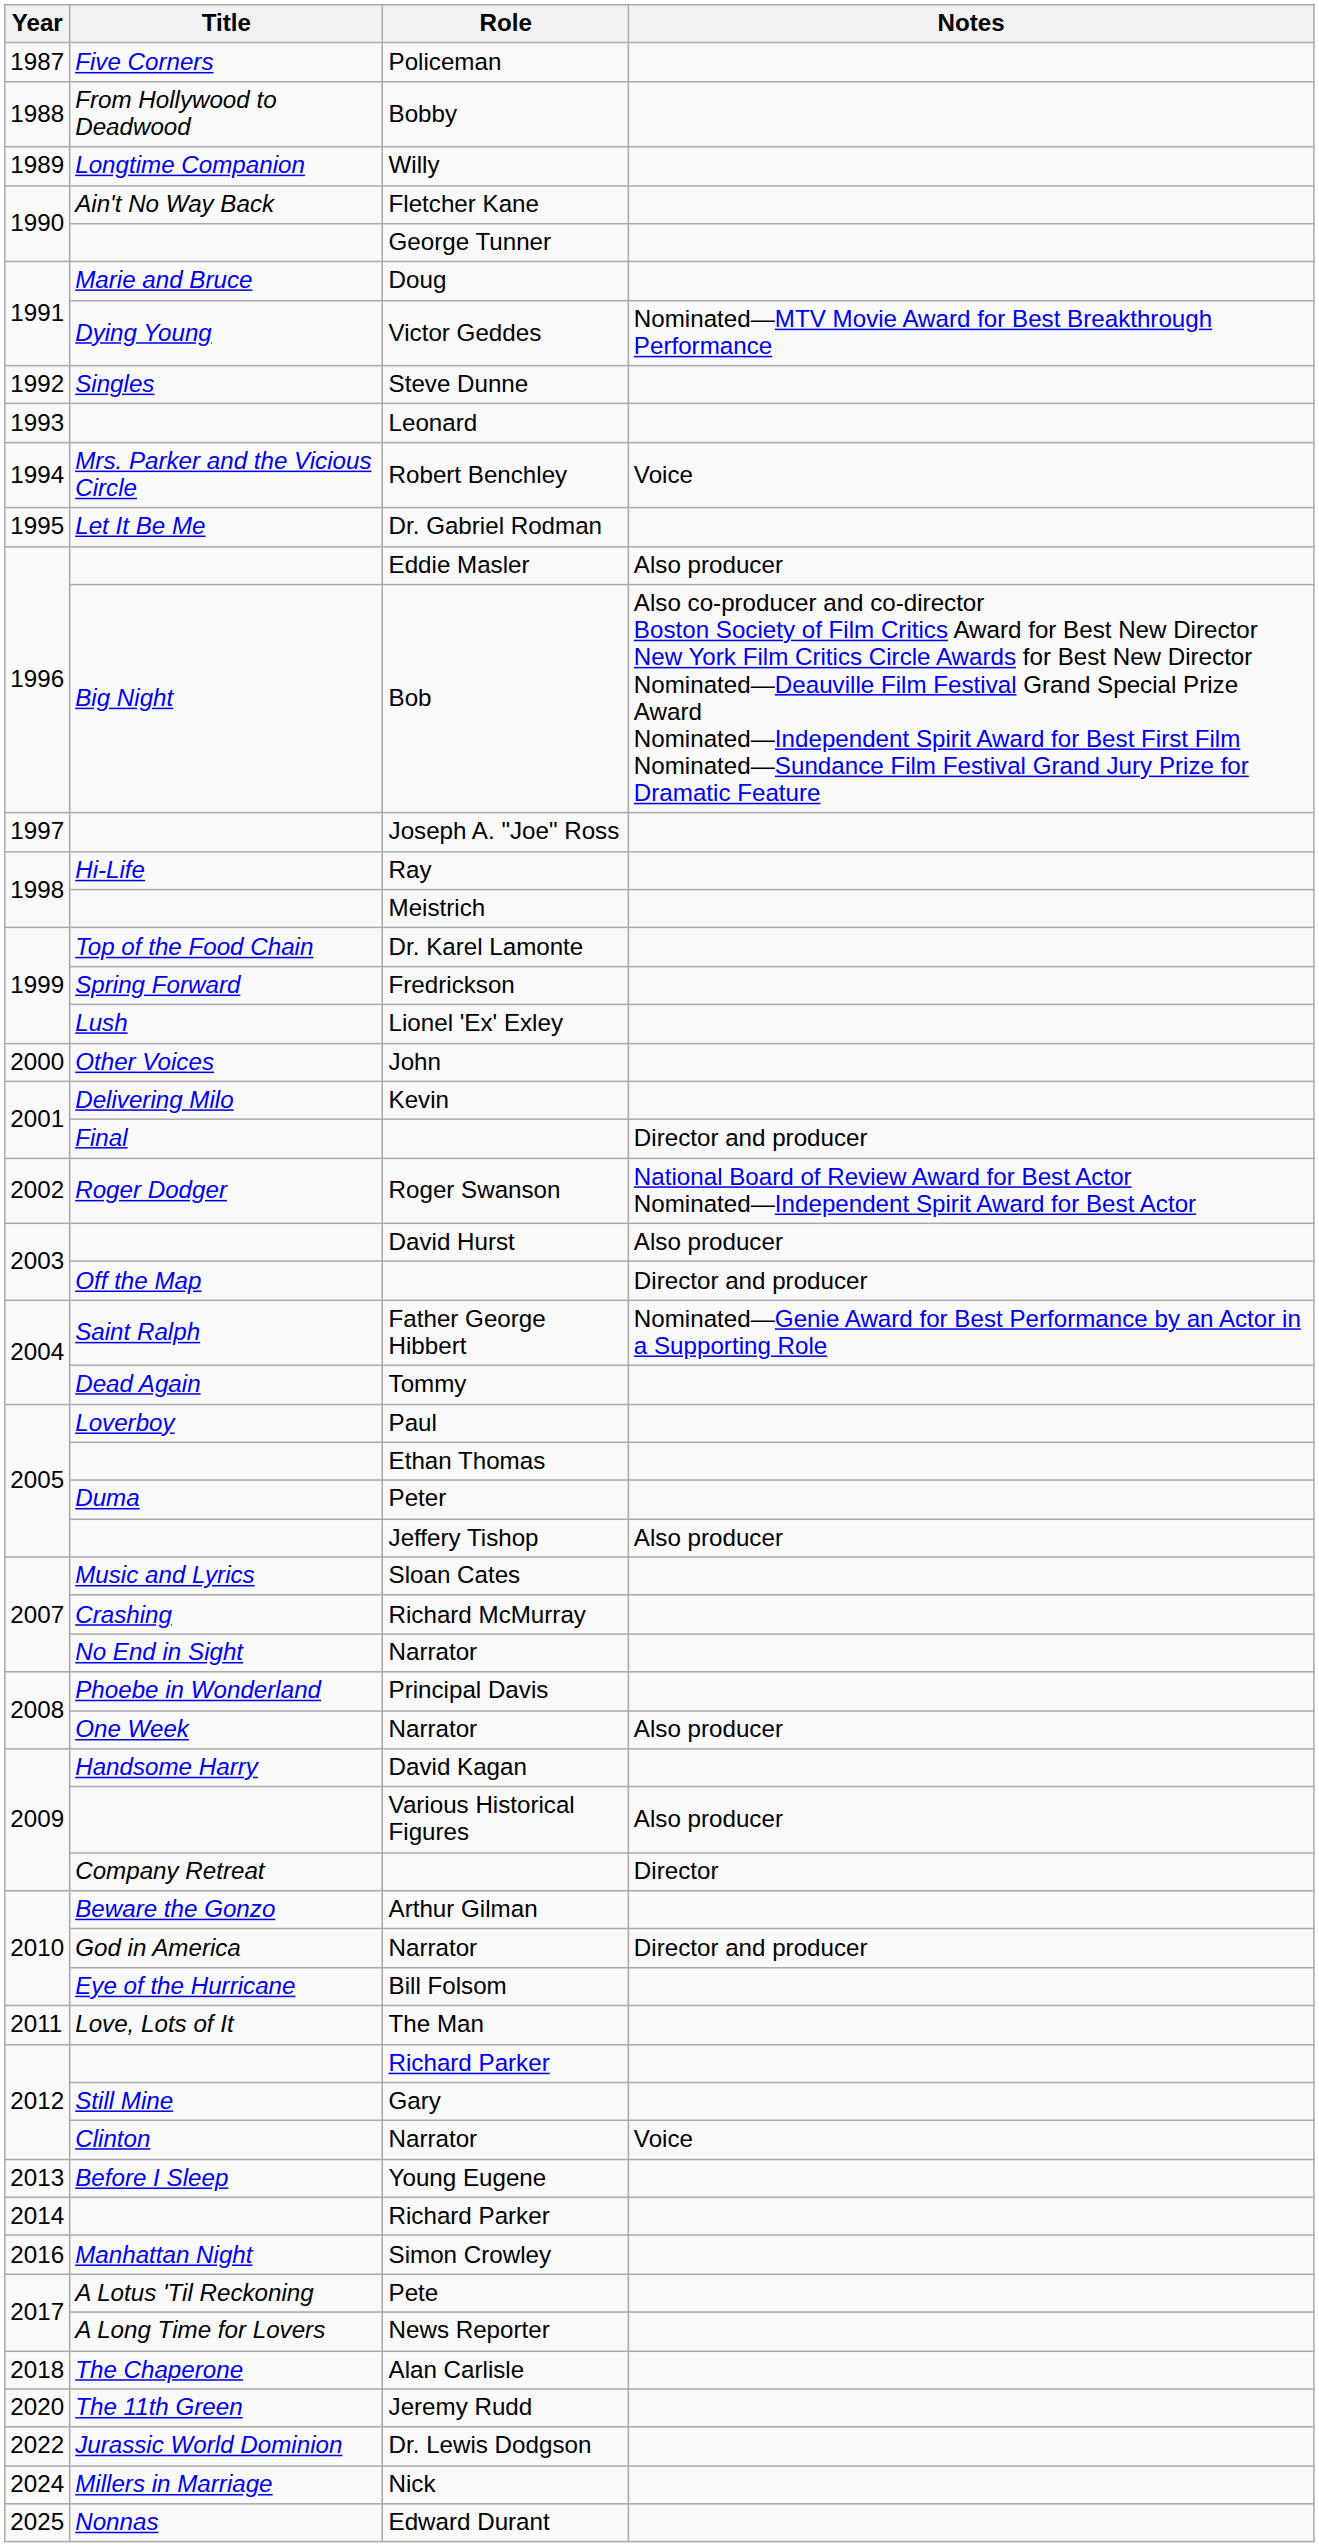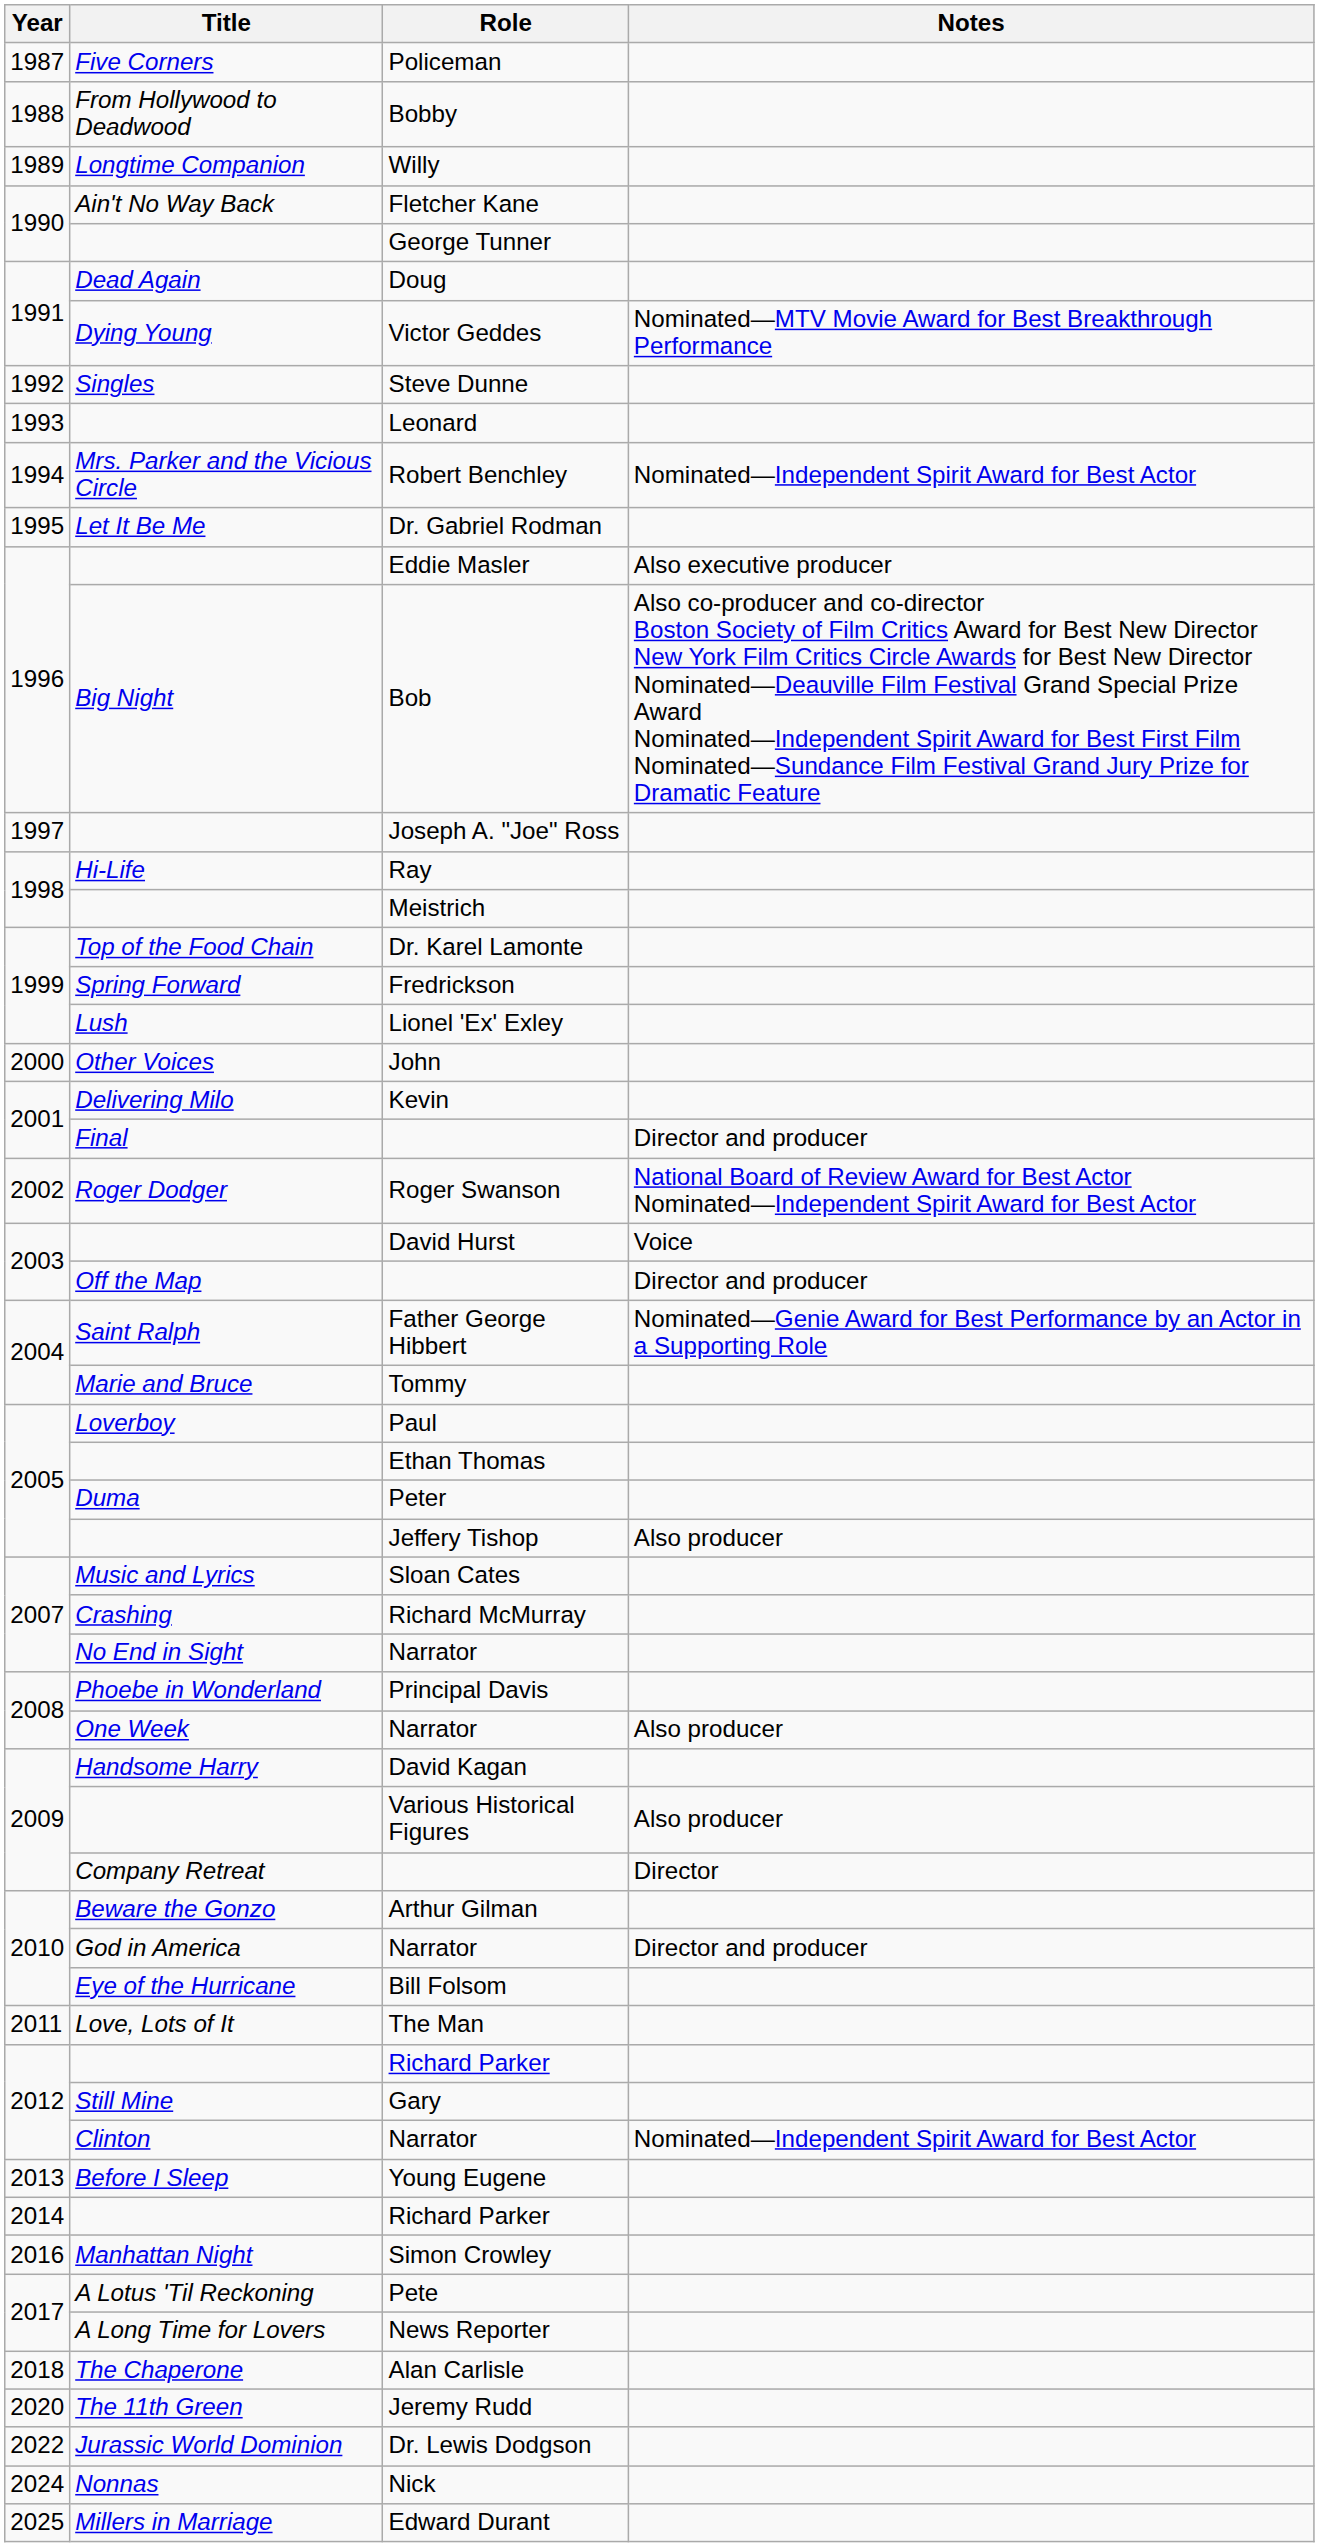(164, 280) Marie and Bruce -> (138, 280) Dead Again
(663, 474) Voice -> (915, 474) Nominated—Independent Spirit Award for Best Actor
(708, 564) Also producer -> (763, 564) Also executive producer
(708, 1242) Also producer -> (663, 1242) Voice
(138, 1384) Dead Again -> (164, 1384) Marie and Bruce
(663, 2139) Voice -> (915, 2139) Nominated—Independent Spirit Award for Best Actor
(174, 2484) Millers in Marriage -> (117, 2484) Nonnas
(117, 2522) Nonnas -> (174, 2522) Millers in Marriage
